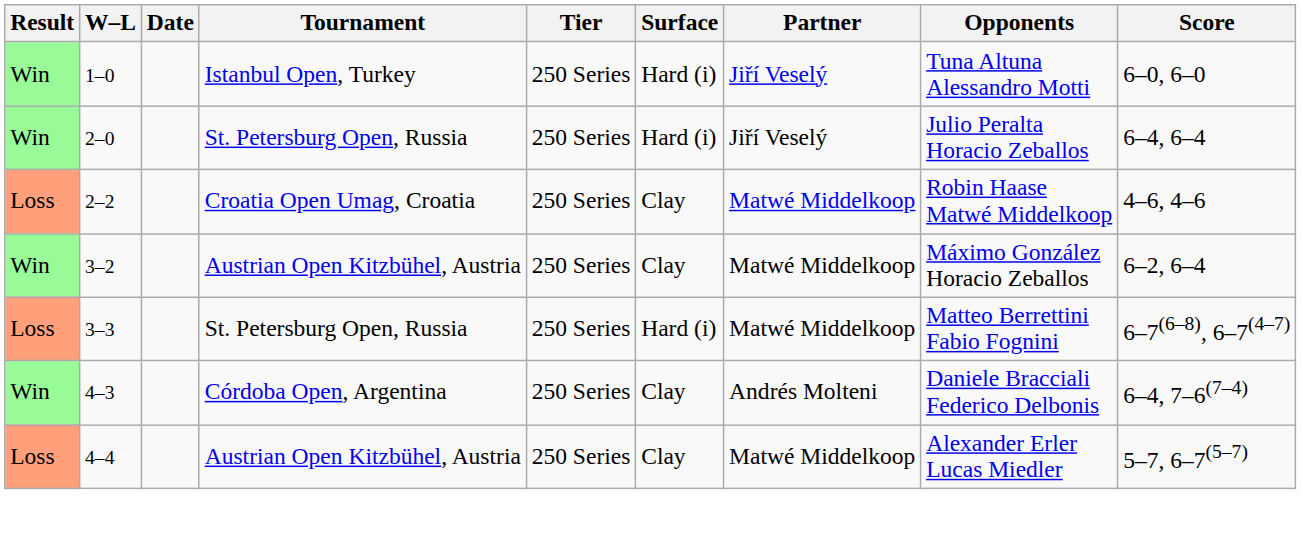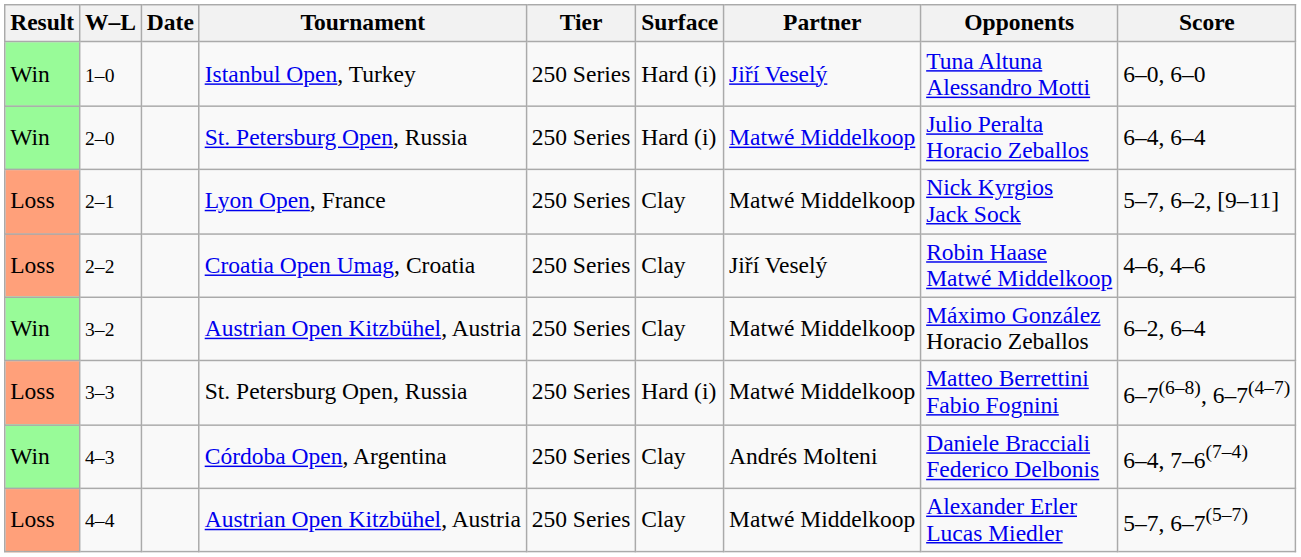(778, 137) Jiří Veselý -> (822, 137) Matwé Middelkoop
+ row: (100, 202)
(822, 201) Matwé Middelkoop -> (778, 264) Jiří Veselý
